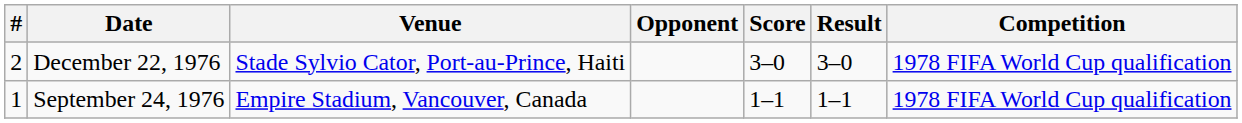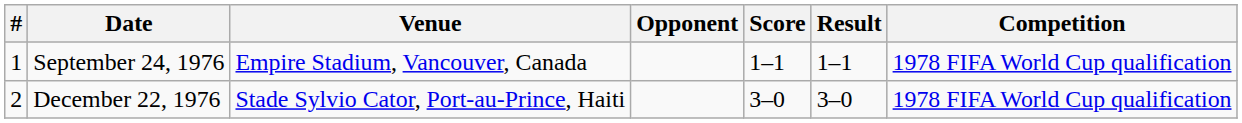rows swapped: (129, 99) <-> (127, 61)
